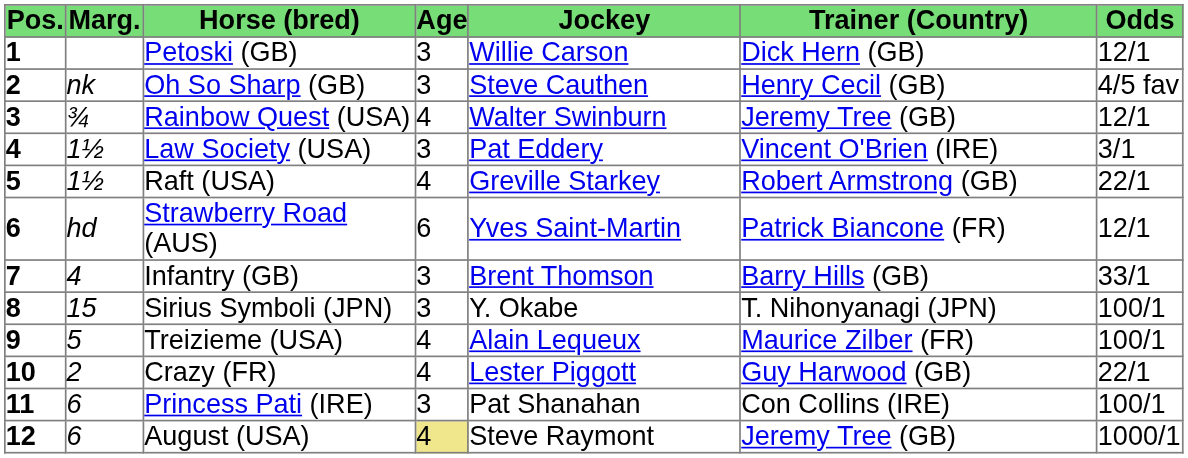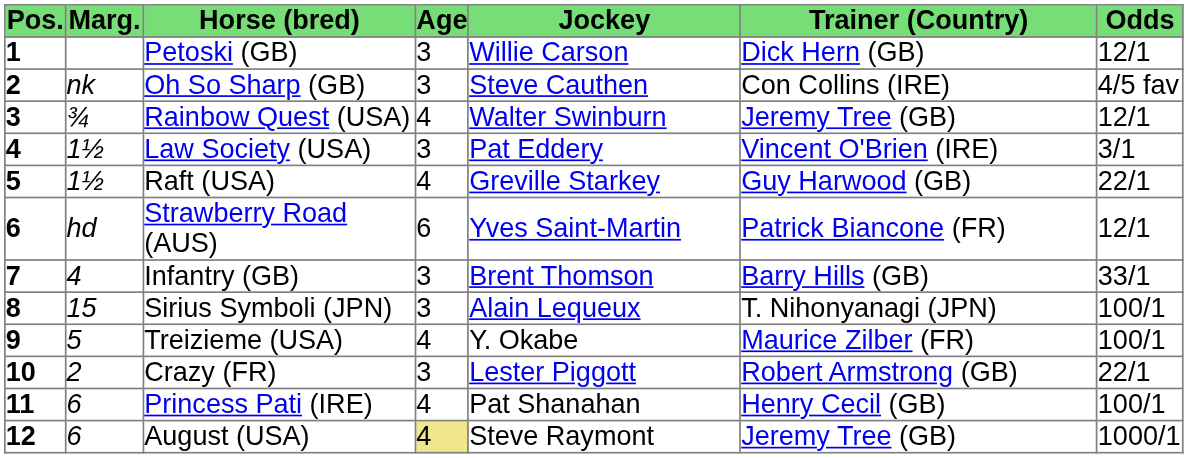(843, 84) Henry Cecil (GB) -> (846, 84) Con Collins (IRE)
(879, 181) Robert Armstrong (GB) -> (856, 181) Guy Harwood (GB)
(524, 307) Y. Okabe -> (555, 307) Alain Lequeux
(555, 339) Alain Lequeux -> (524, 339) Y. Okabe
(424, 372) 4 -> (424, 372) 3
(856, 372) Guy Harwood (GB) -> (879, 372) Robert Armstrong (GB)
(424, 404) 3 -> (424, 404) 4
(846, 404) Con Collins (IRE) -> (843, 404) Henry Cecil (GB)
